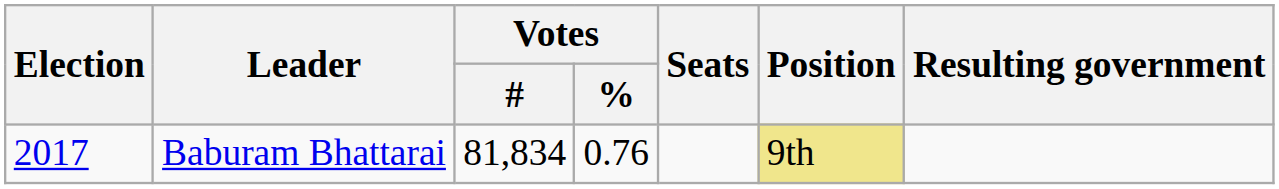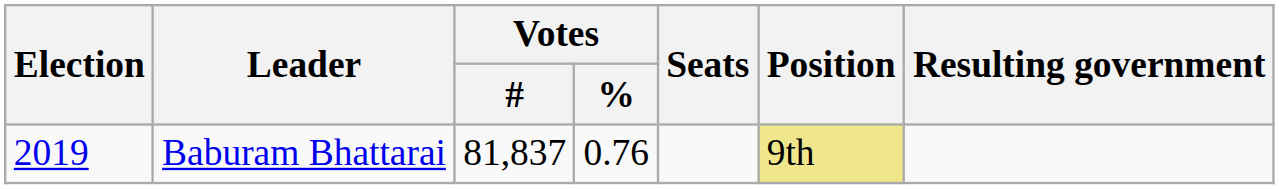(51, 152) 2017 -> (51, 152) 2019
(515, 152) 81,834 -> (515, 152) 81,837
